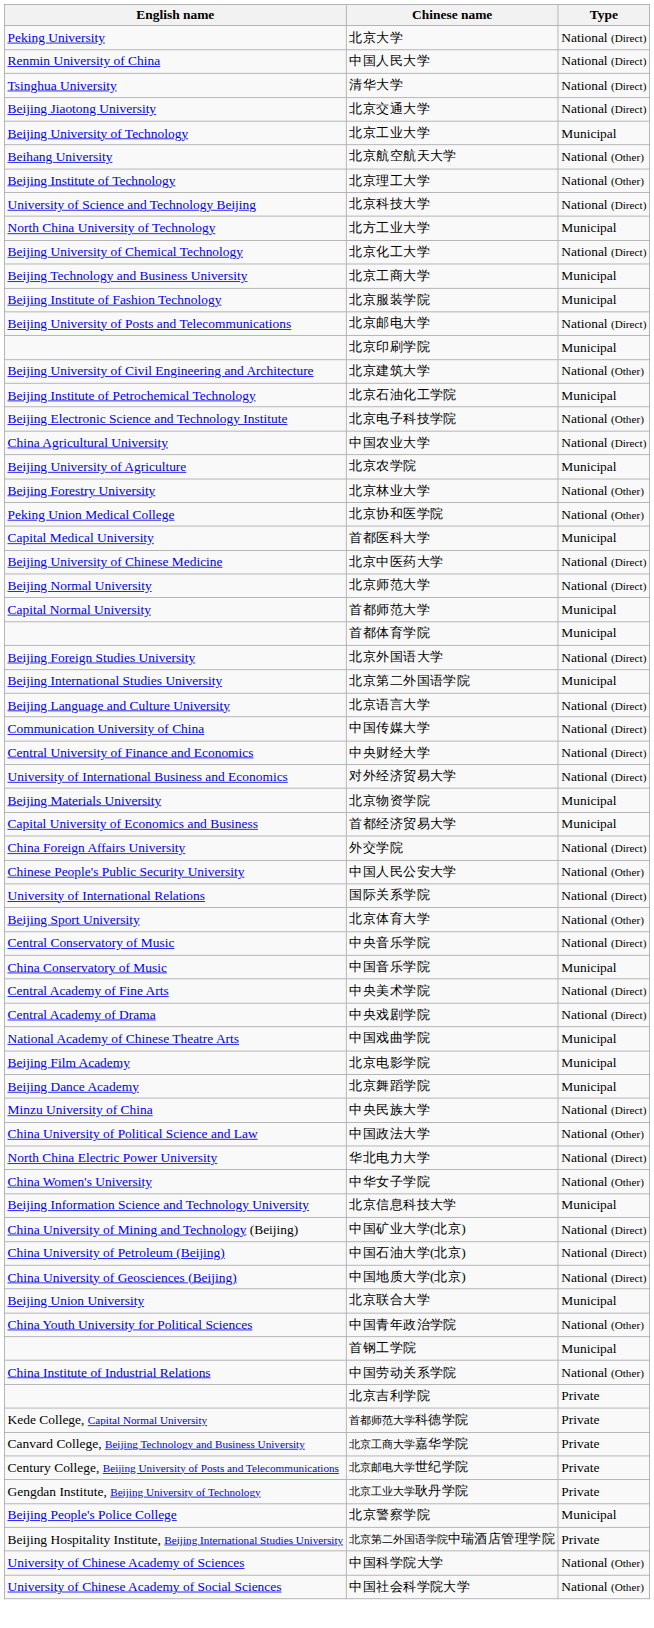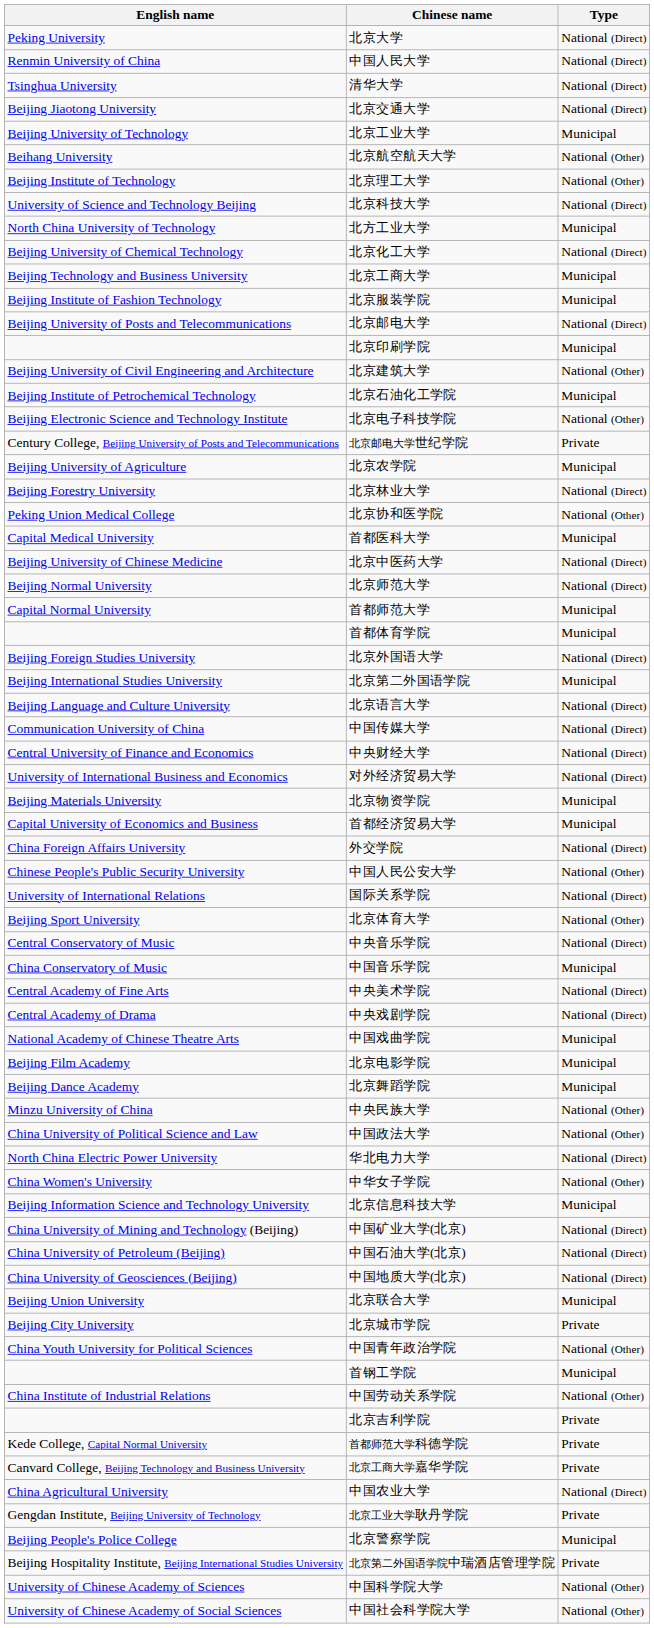rows swapped: (390, 442) <-> (409, 1467)
(603, 490) National (Other) -> (604, 490) National (Direct)
(604, 1110) National (Direct) -> (603, 1110) National (Other)
+ row: (390, 1324)
